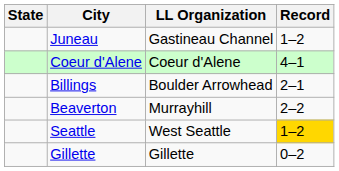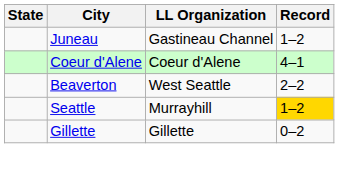- row: (73, 85)
(180, 108) Murrayhill -> (190, 85) West Seattle
(190, 131) West Seattle -> (180, 108) Murrayhill
